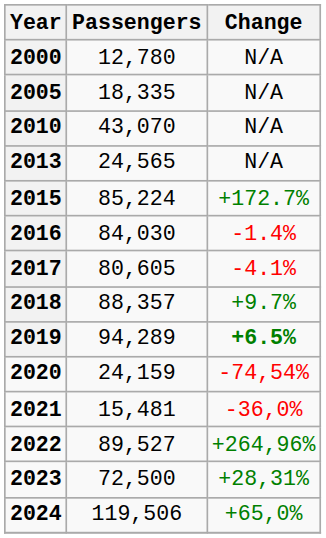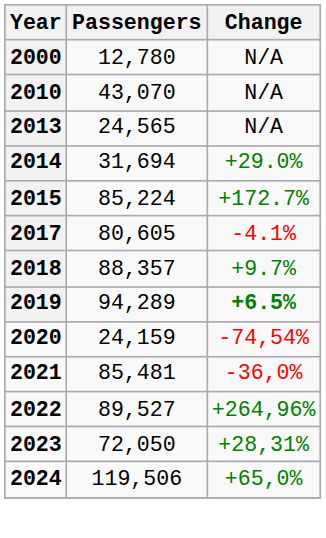- row: (36, 93)
+ row: (36, 163)
- row: (36, 233)
(137, 409) 15,481 -> (137, 374) 85,481
(137, 480) 72,500 -> (137, 444) 72,050
